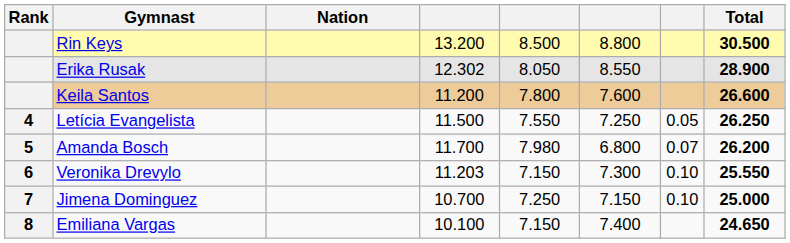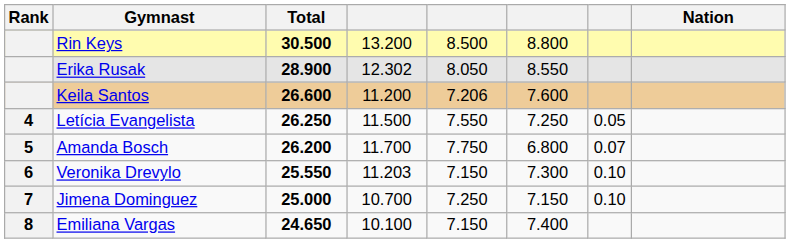columns swapped: (343, 17) <-> (745, 17)
(540, 95) 7.800 -> (467, 95) 7.206
(540, 147) 7.980 -> (467, 147) 7.750
